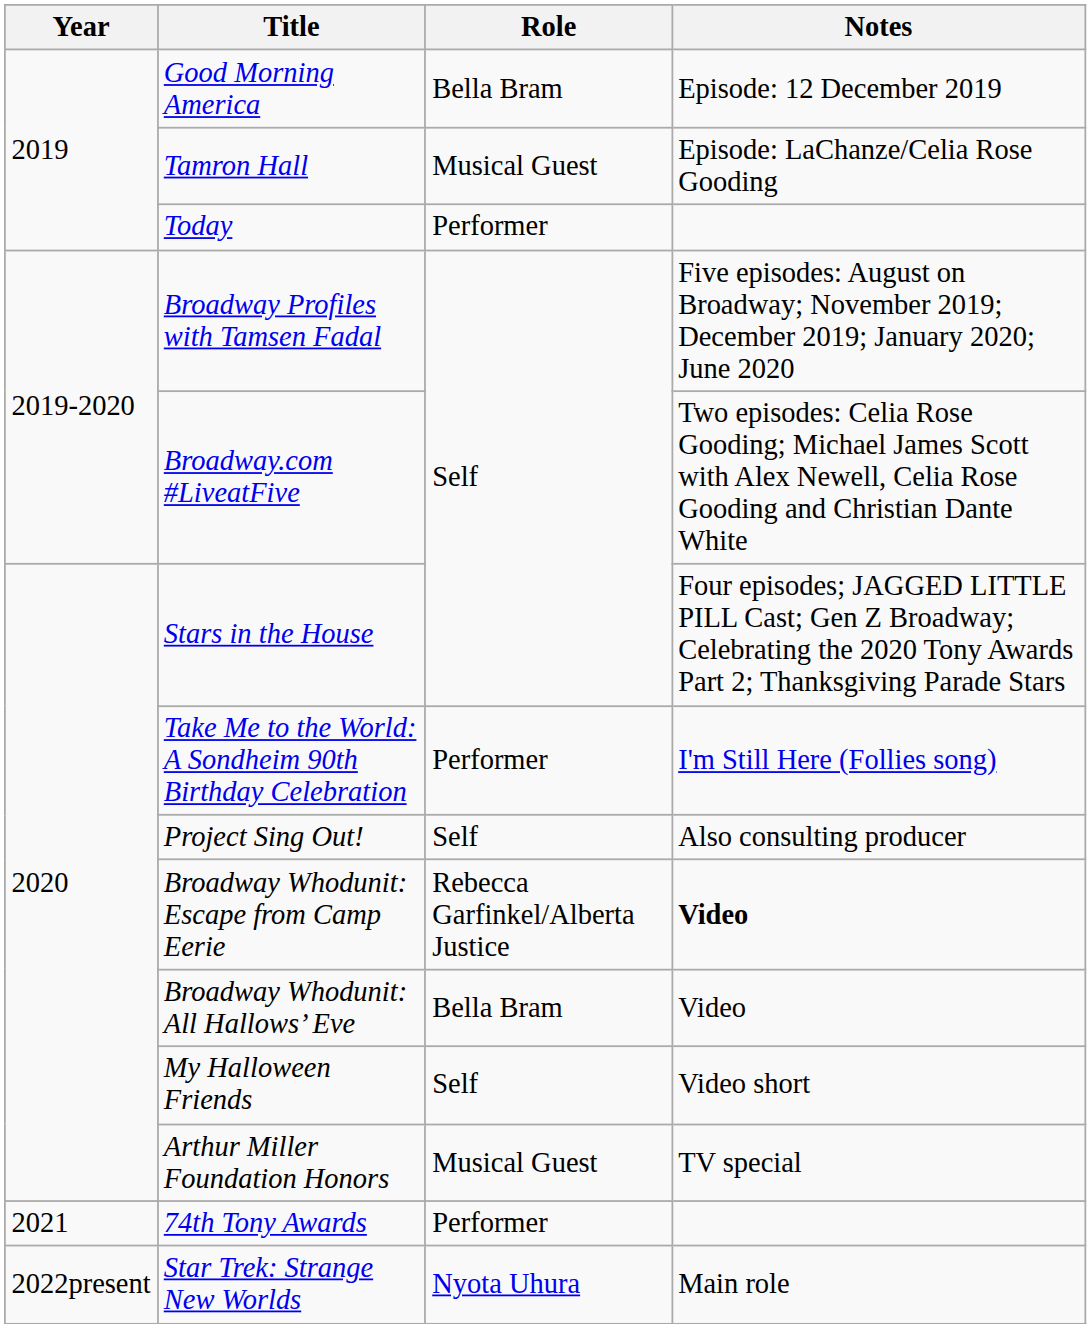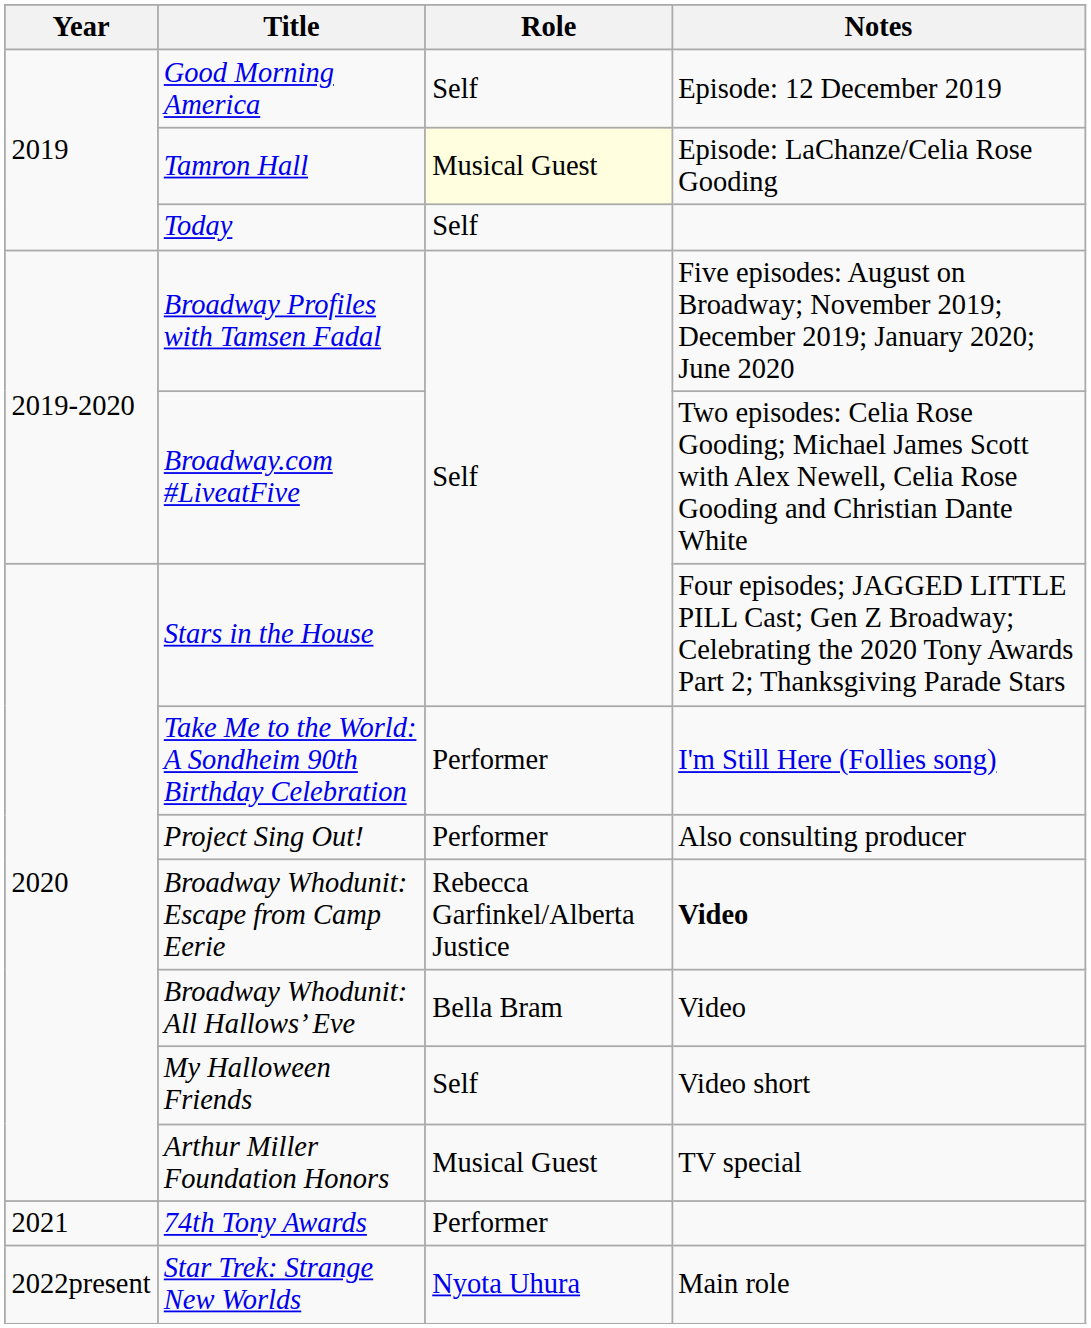(497, 88) Bella Bram -> (455, 88) Self
(515, 165) no background -> (515, 165) lightyellow background
(490, 226) Performer -> (455, 226) Self
(455, 836) Self -> (490, 836) Performer
